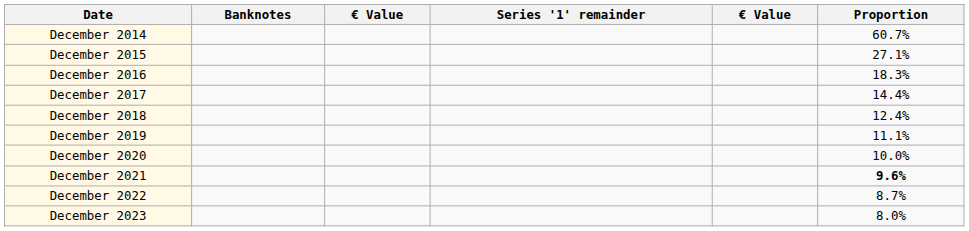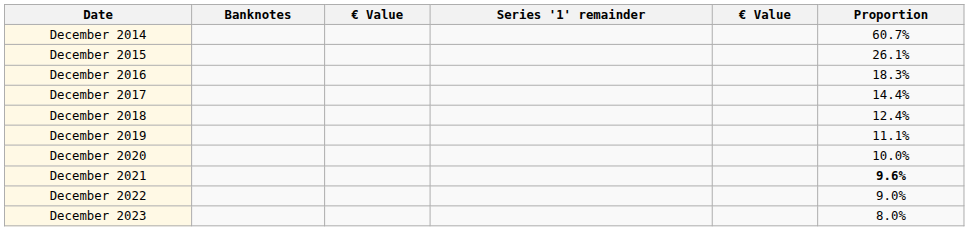(891, 55) 27.1% -> (891, 55) 26.1%
(891, 196) 8.7% -> (891, 196) 9.0%
